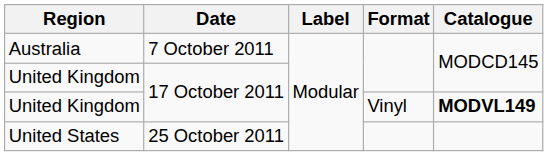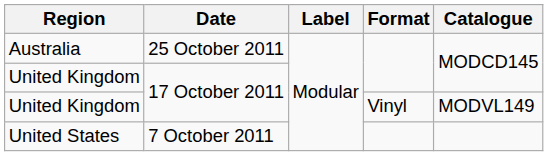(211, 48) 7 October 2011 -> (216, 48) 25 October 2011
(487, 106) bold -> (486, 106) normal
(216, 135) 25 October 2011 -> (211, 135) 7 October 2011
